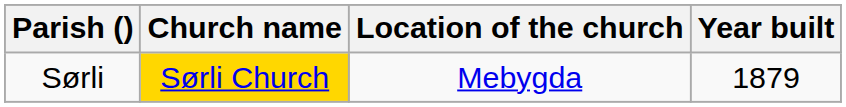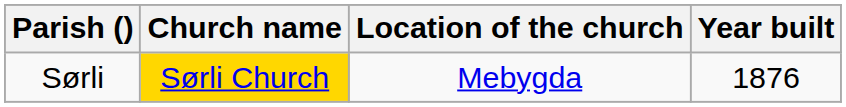(766, 76) 1879 -> (766, 76) 1876
